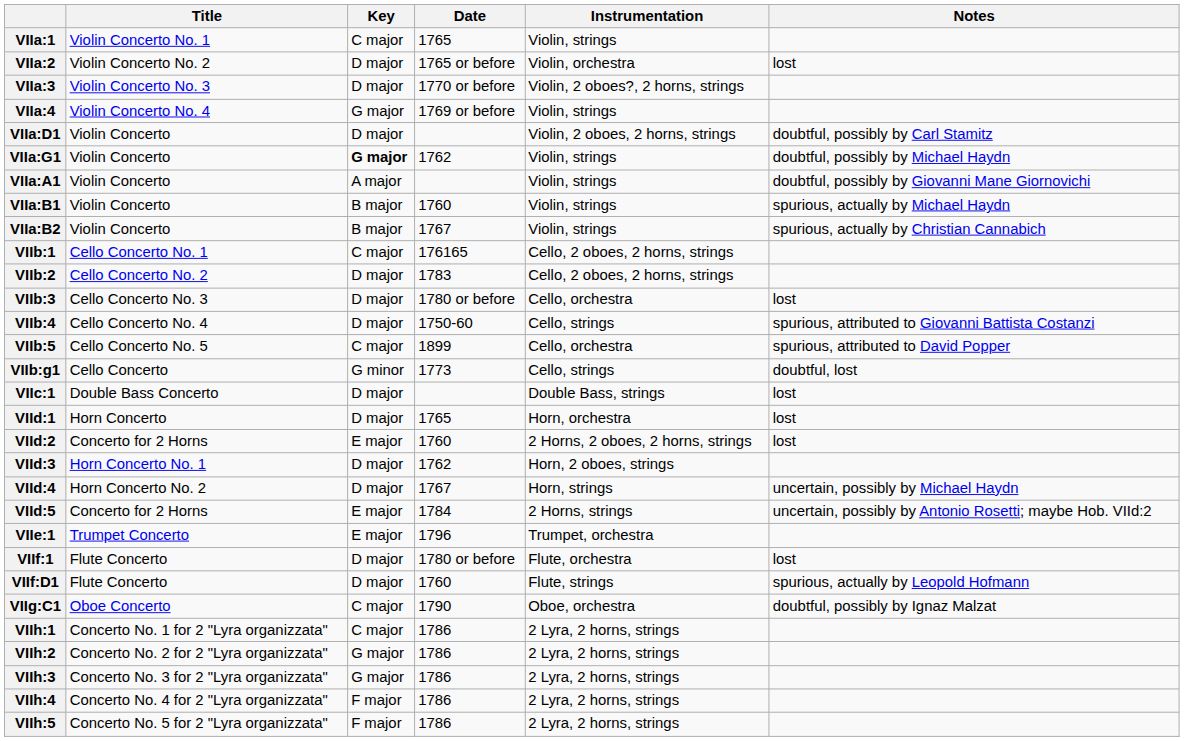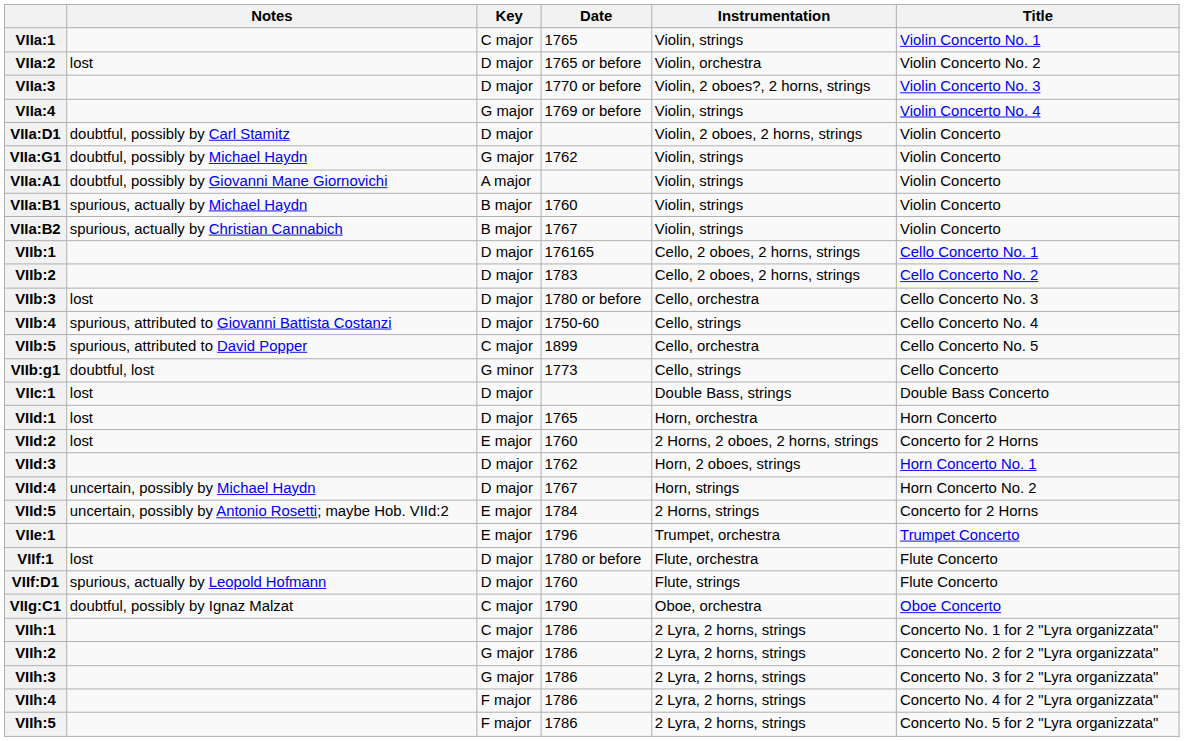columns swapped: (207, 16) <-> (974, 16)
(379, 157) bold -> (507, 157) normal
(377, 252) C major -> (507, 252) D major
